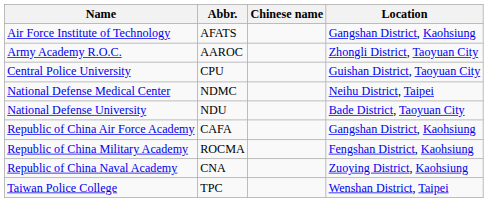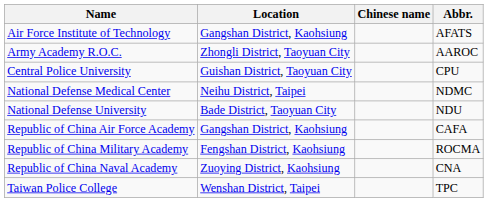columns swapped: (223, 14) <-> (404, 14)
